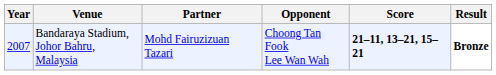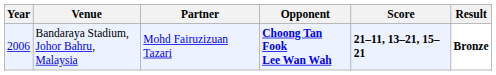(19, 46) 2007 -> (19, 46) 2006
(297, 46) normal -> (297, 46) bold
